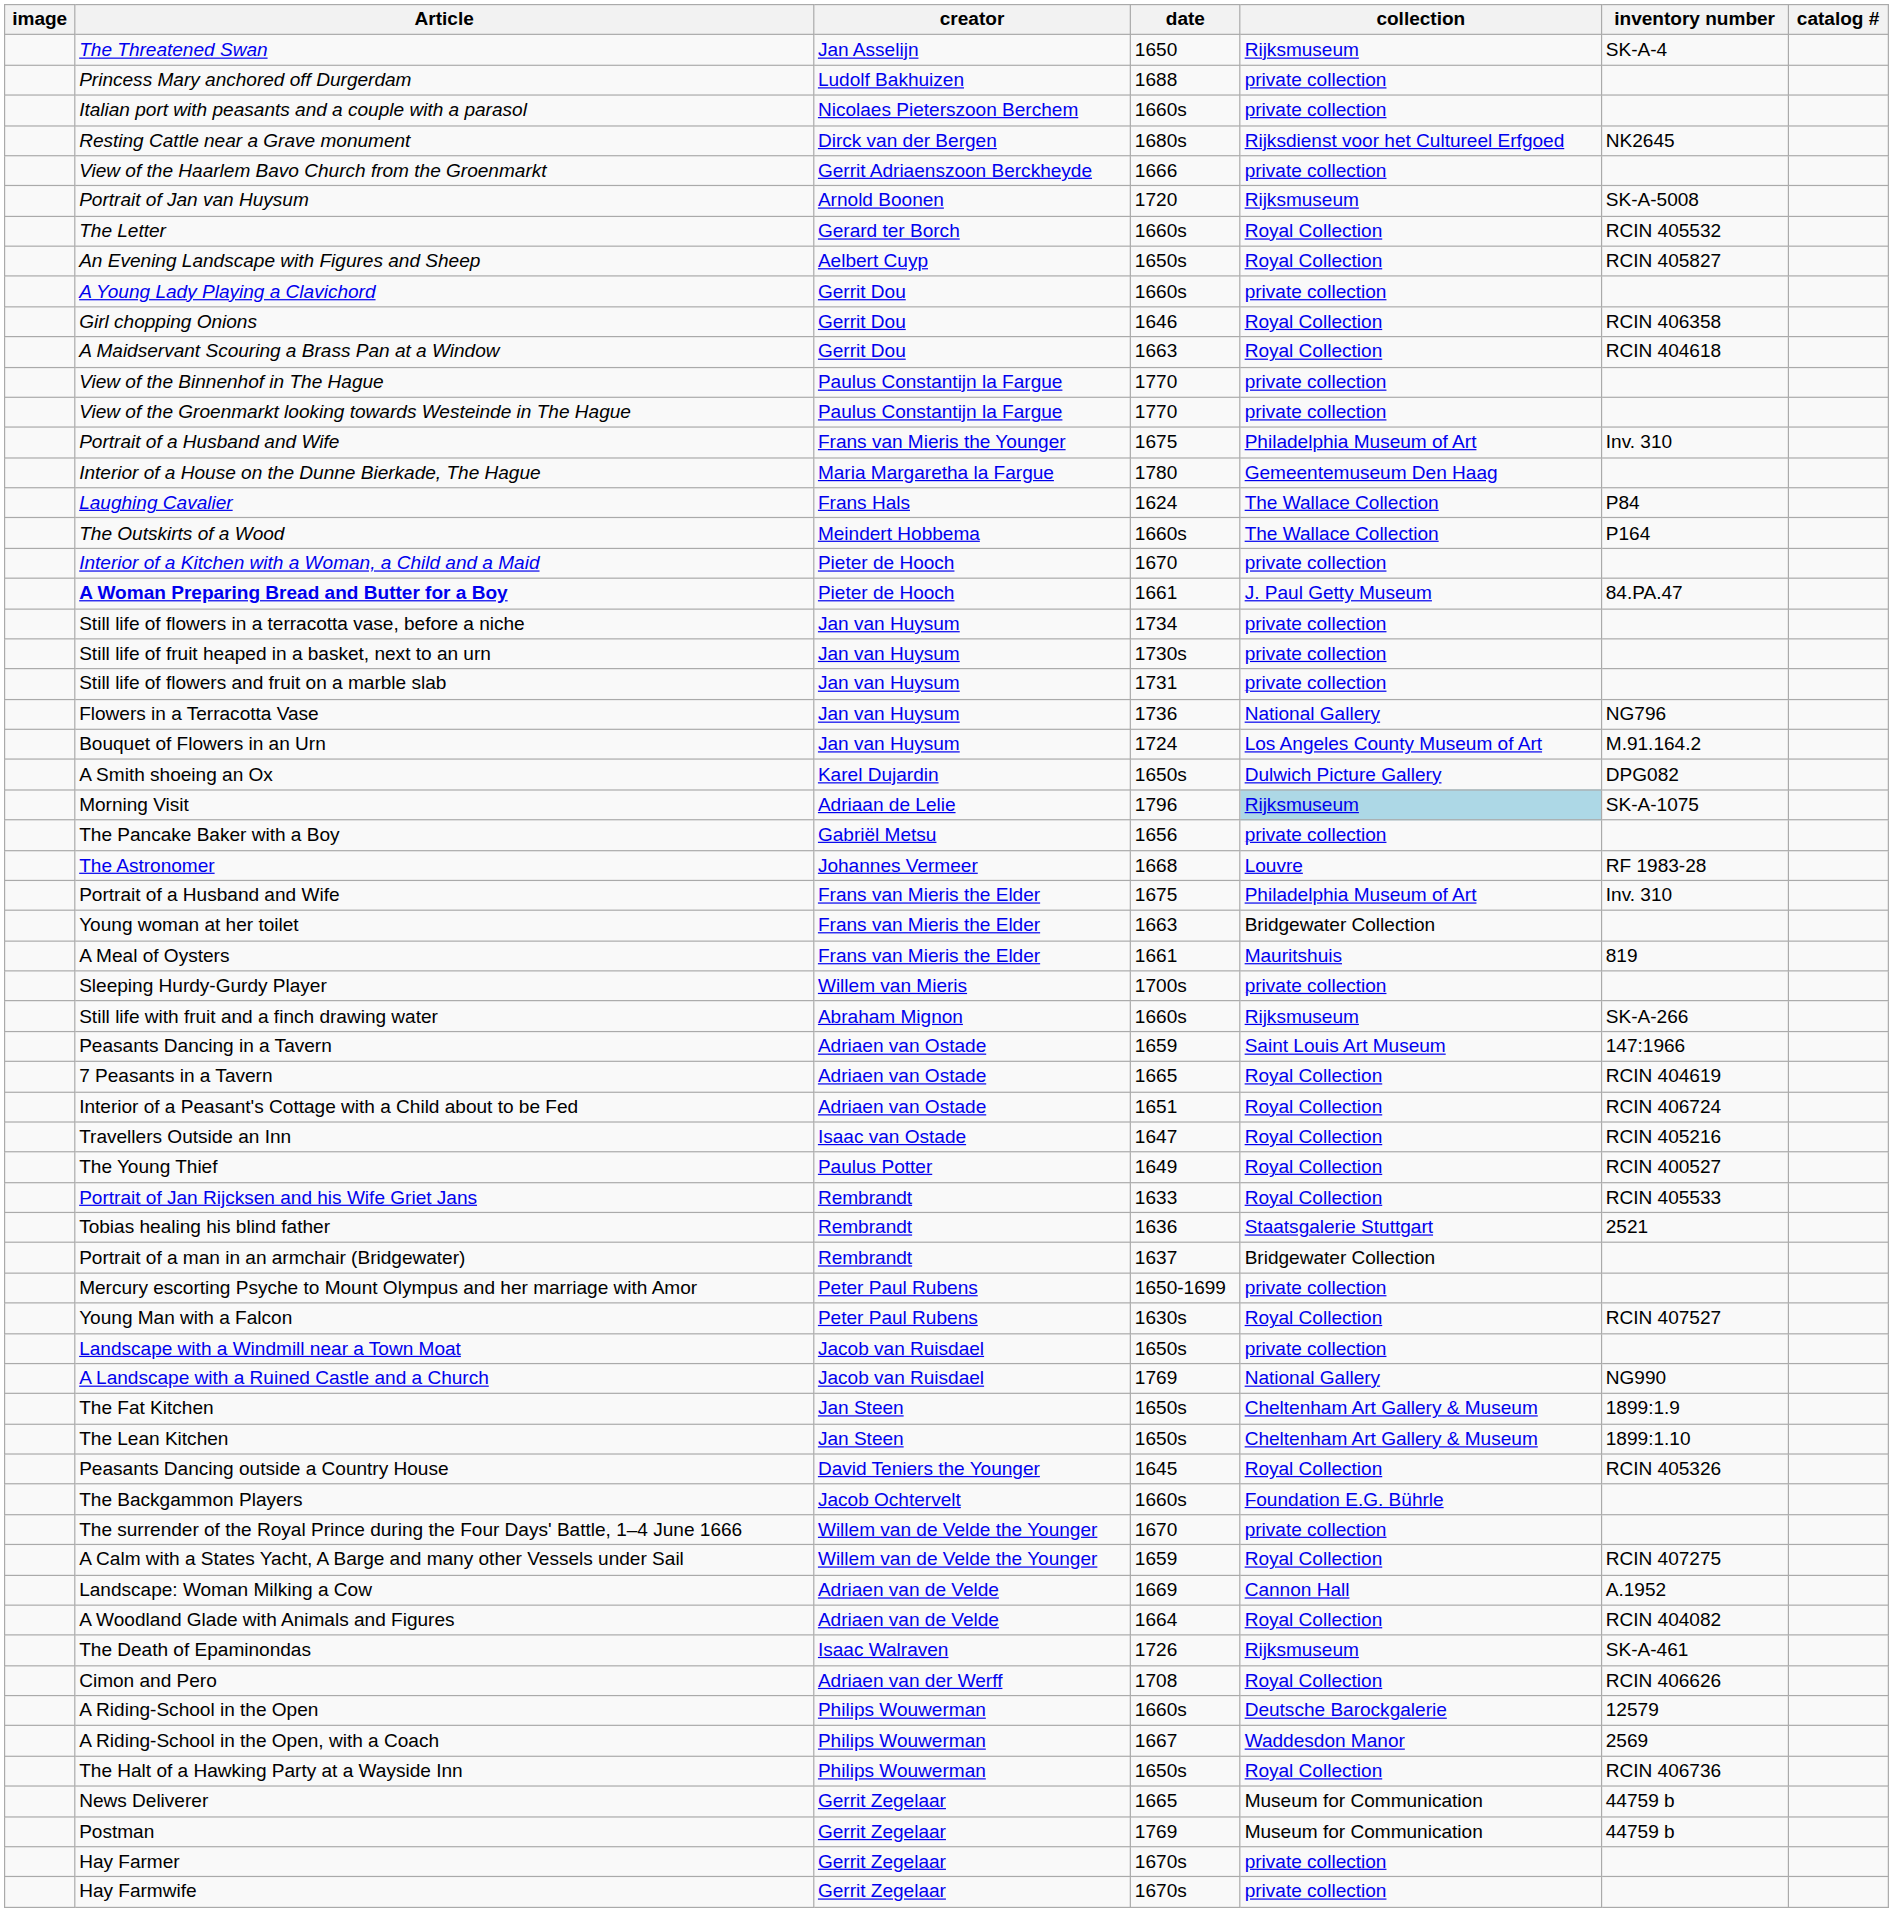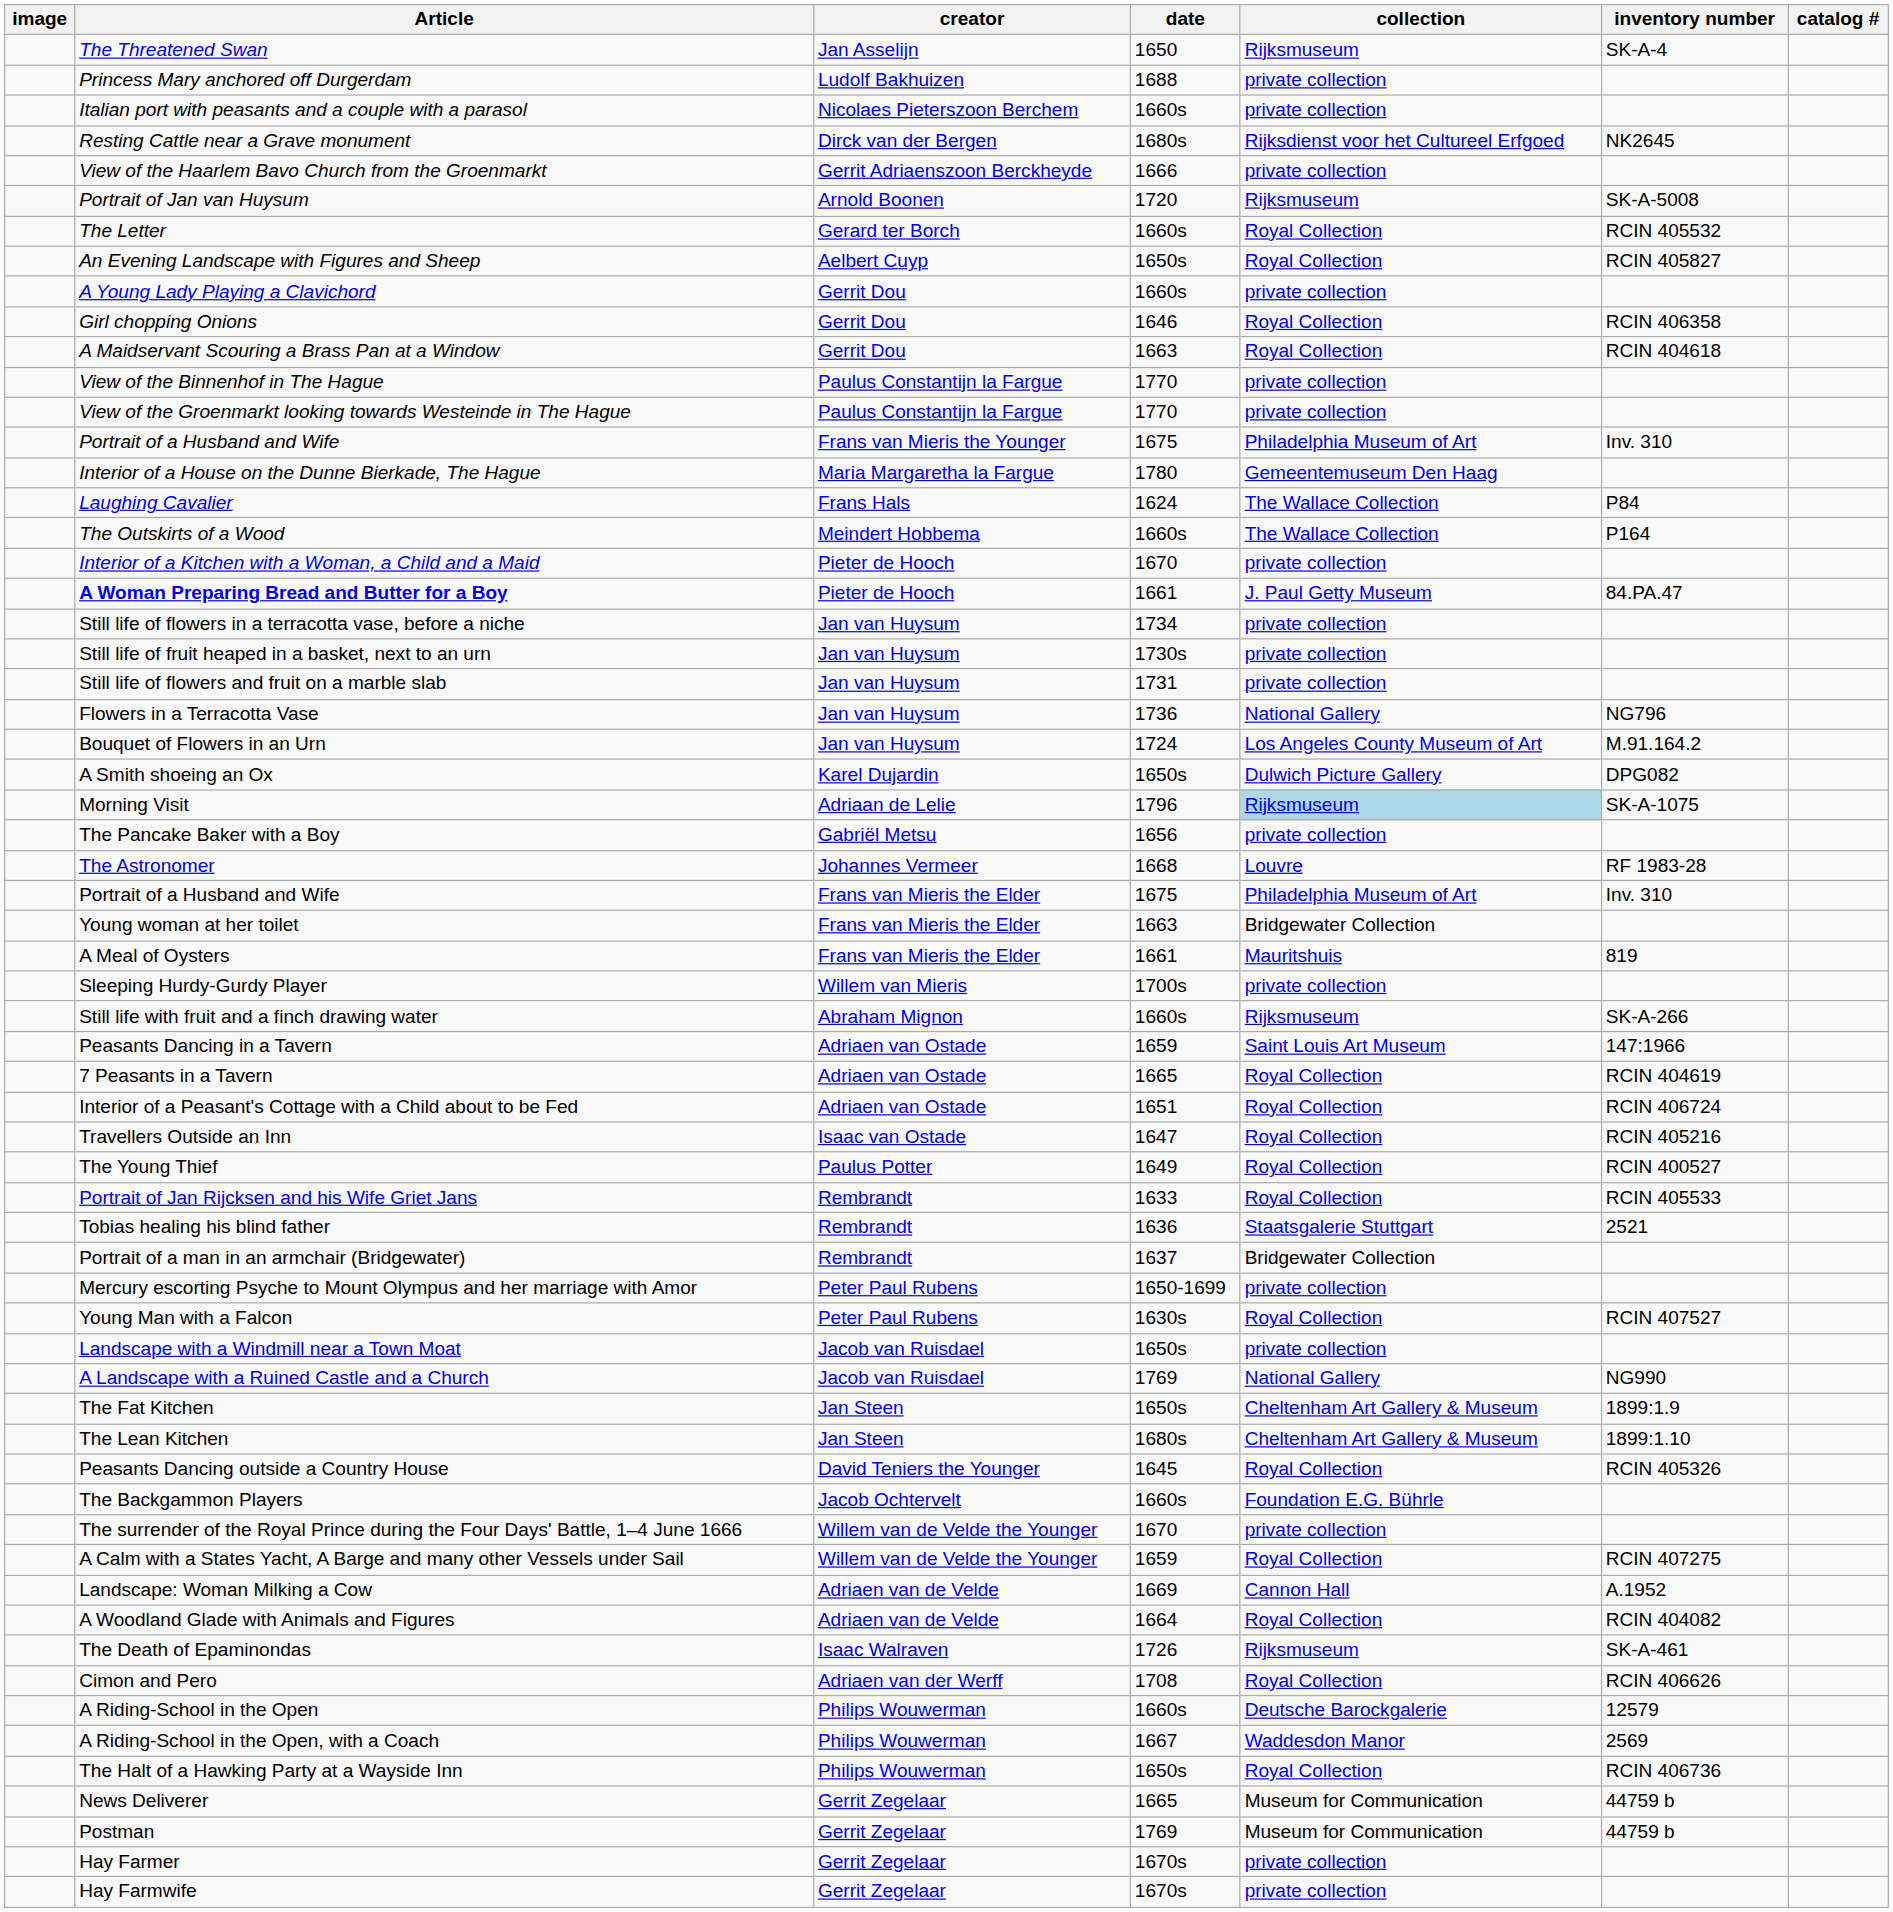(1161, 1438) 1650s -> (1161, 1438) 1680s
